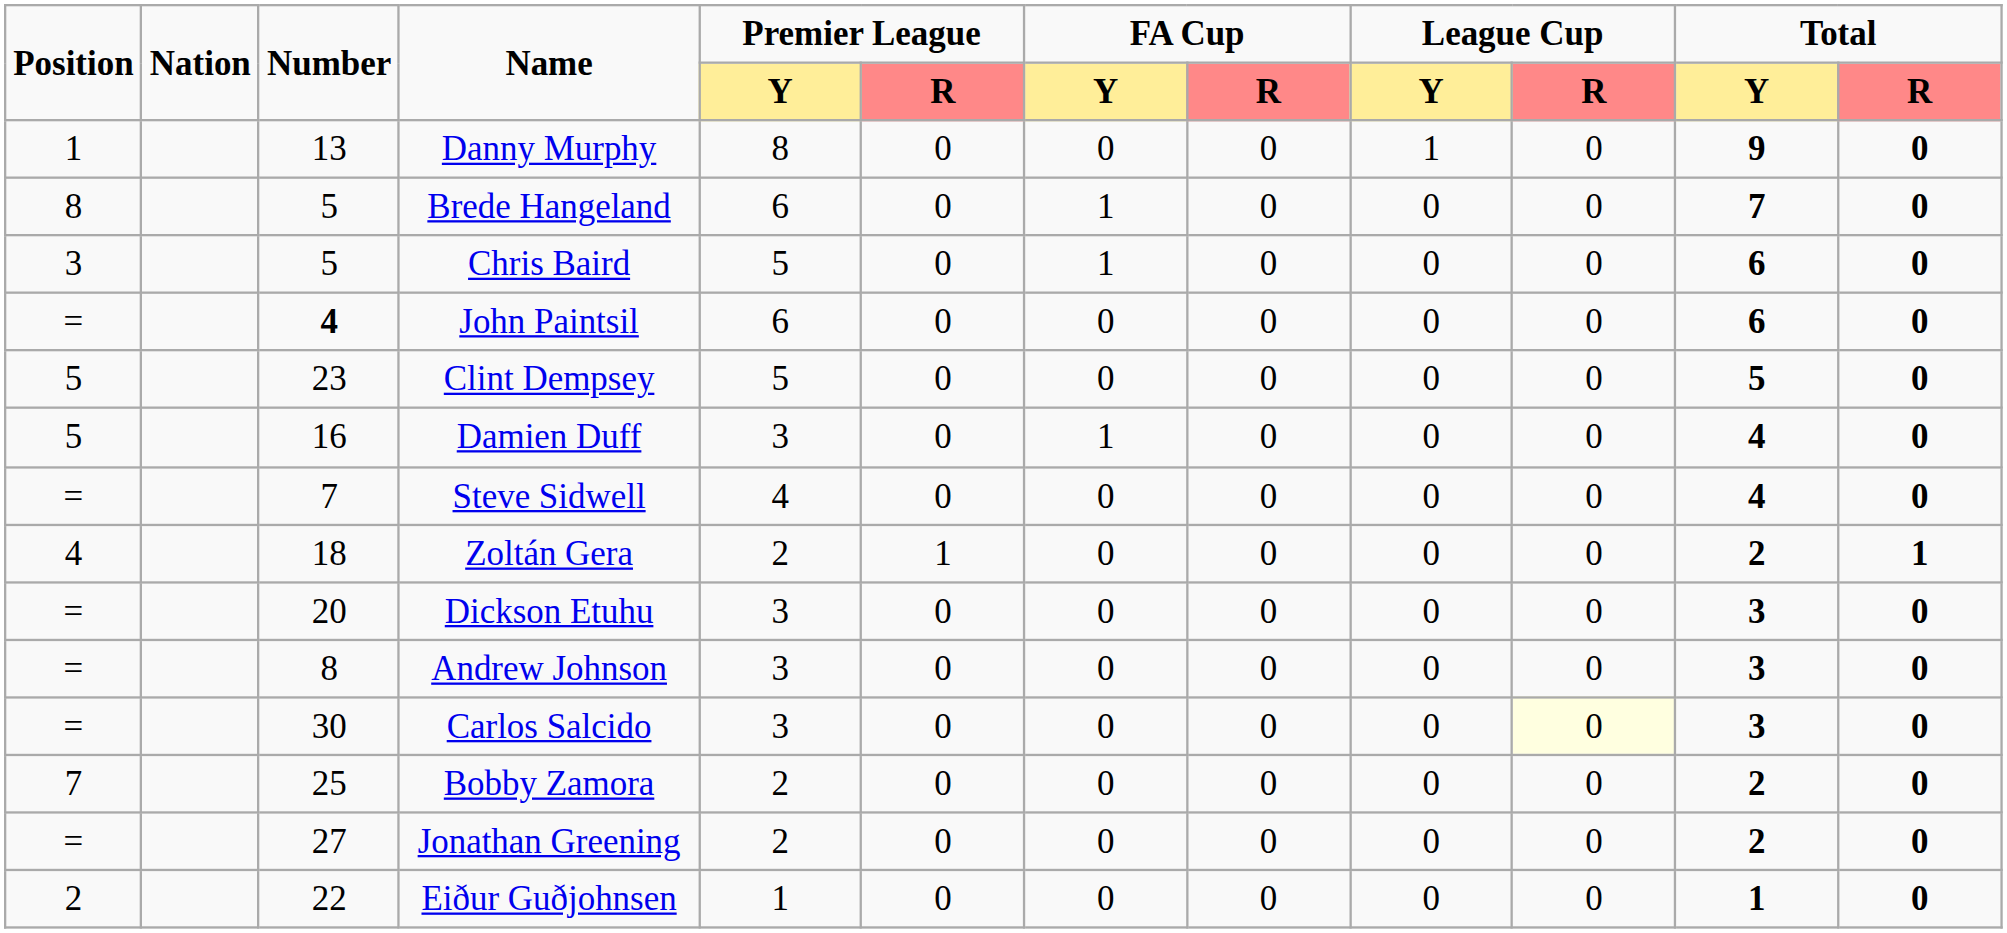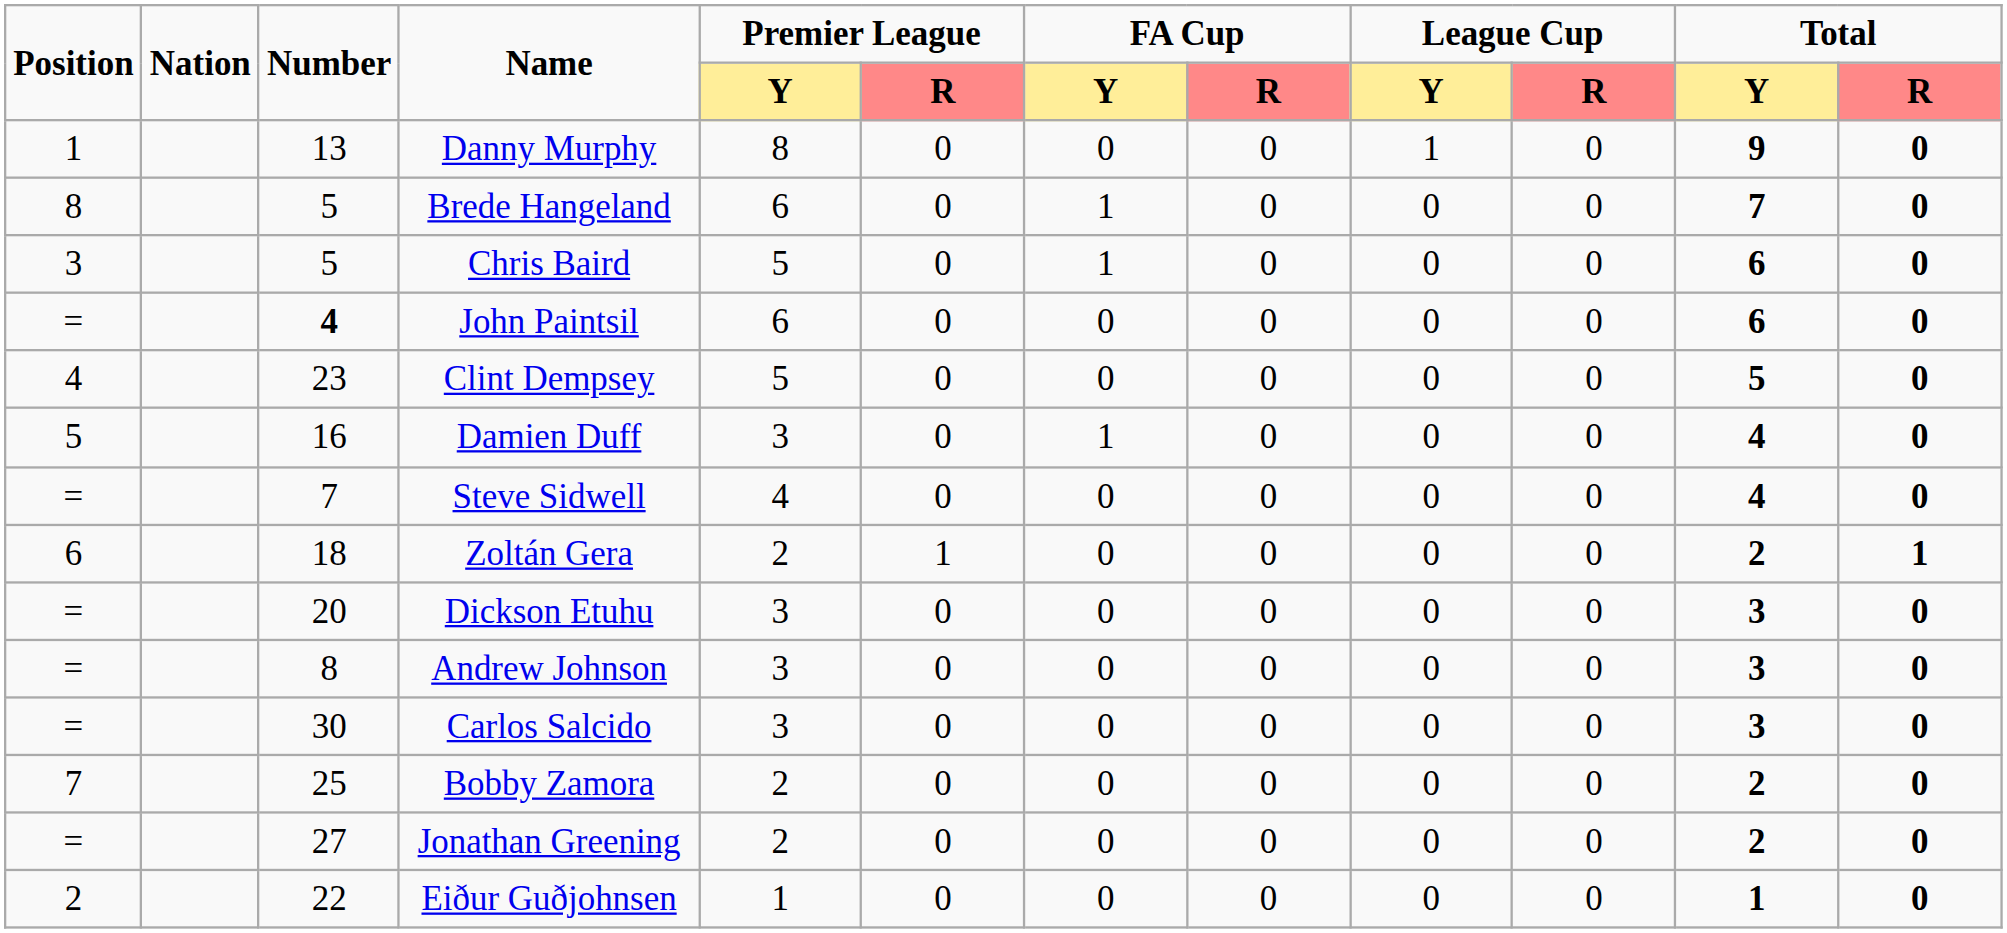(73, 379) 5 -> (73, 379) 4
(73, 552) 4 -> (73, 552) 6
(1594, 725) lightyellow background -> (1594, 725) no background
